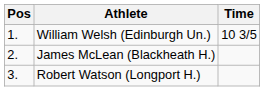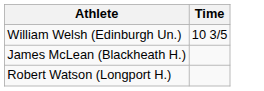- column: (19, 14)
